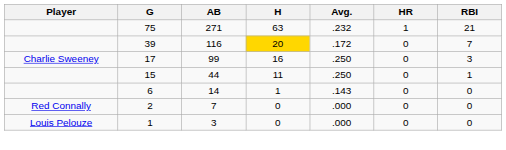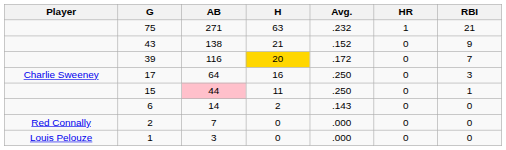+ row: (150, 43)
(214, 59) 99 -> (214, 75) 64
(214, 75) no background -> (214, 91) pink background
(278, 91) 1 -> (278, 106) 2
